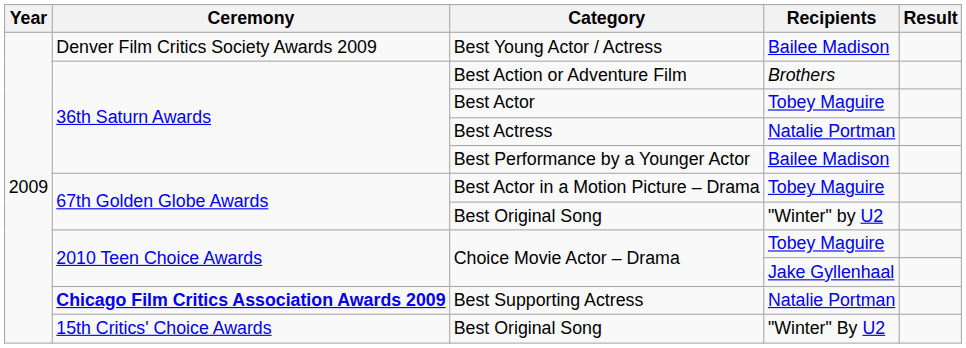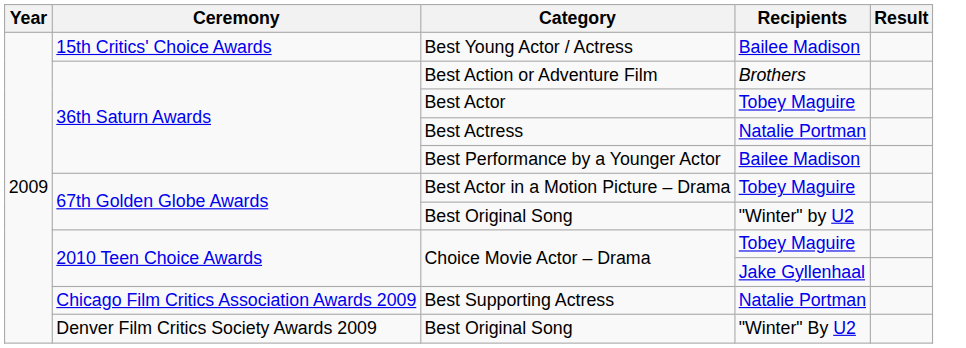(217, 46) Denver Film Critics Society Awards 2009 -> (164, 46) 15th Critics' Choice Awards
(251, 300) bold -> (236, 300) normal
(164, 328) 15th Critics' Choice Awards -> (217, 328) Denver Film Critics Society Awards 2009
